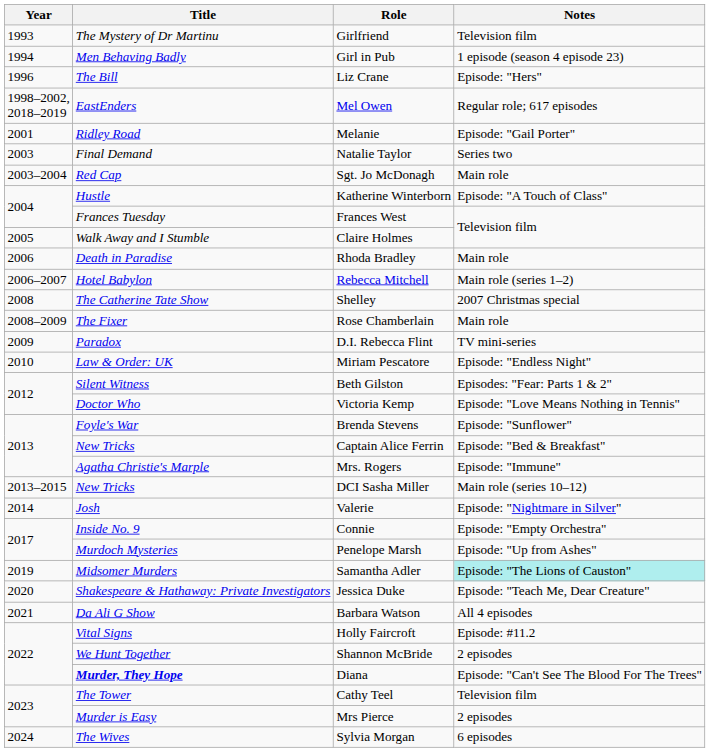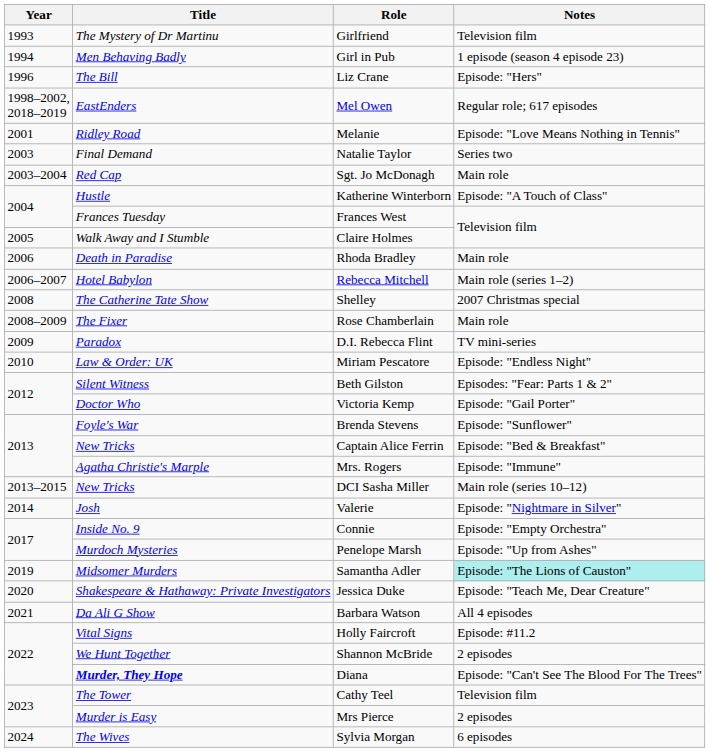(516, 133) Episode: "Gail Porter" -> (569, 133) Episode: "Love Means Nothing in Tennis"
(569, 404) Episode: "Love Means Nothing in Tennis" -> (516, 404) Episode: "Gail Porter"
